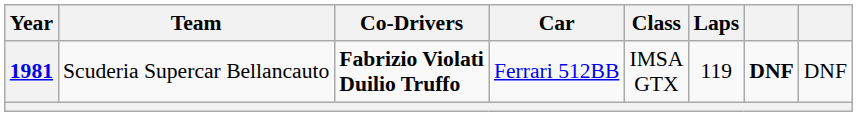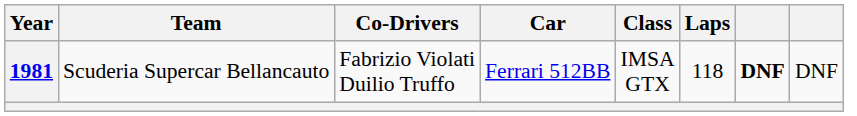(412, 71) bold -> (407, 71) normal
(716, 71) 119 -> (707, 71) 118
